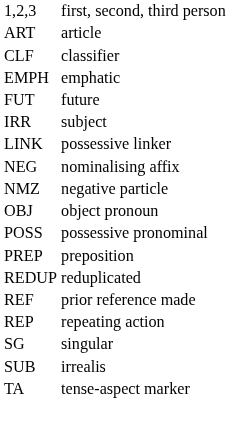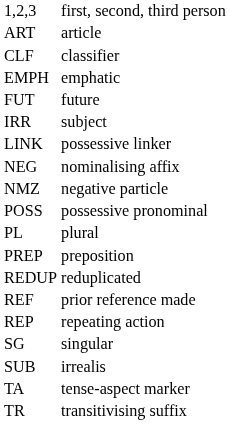- row: (18, 211)
+ row: (13, 233)
+ row: (14, 411)
